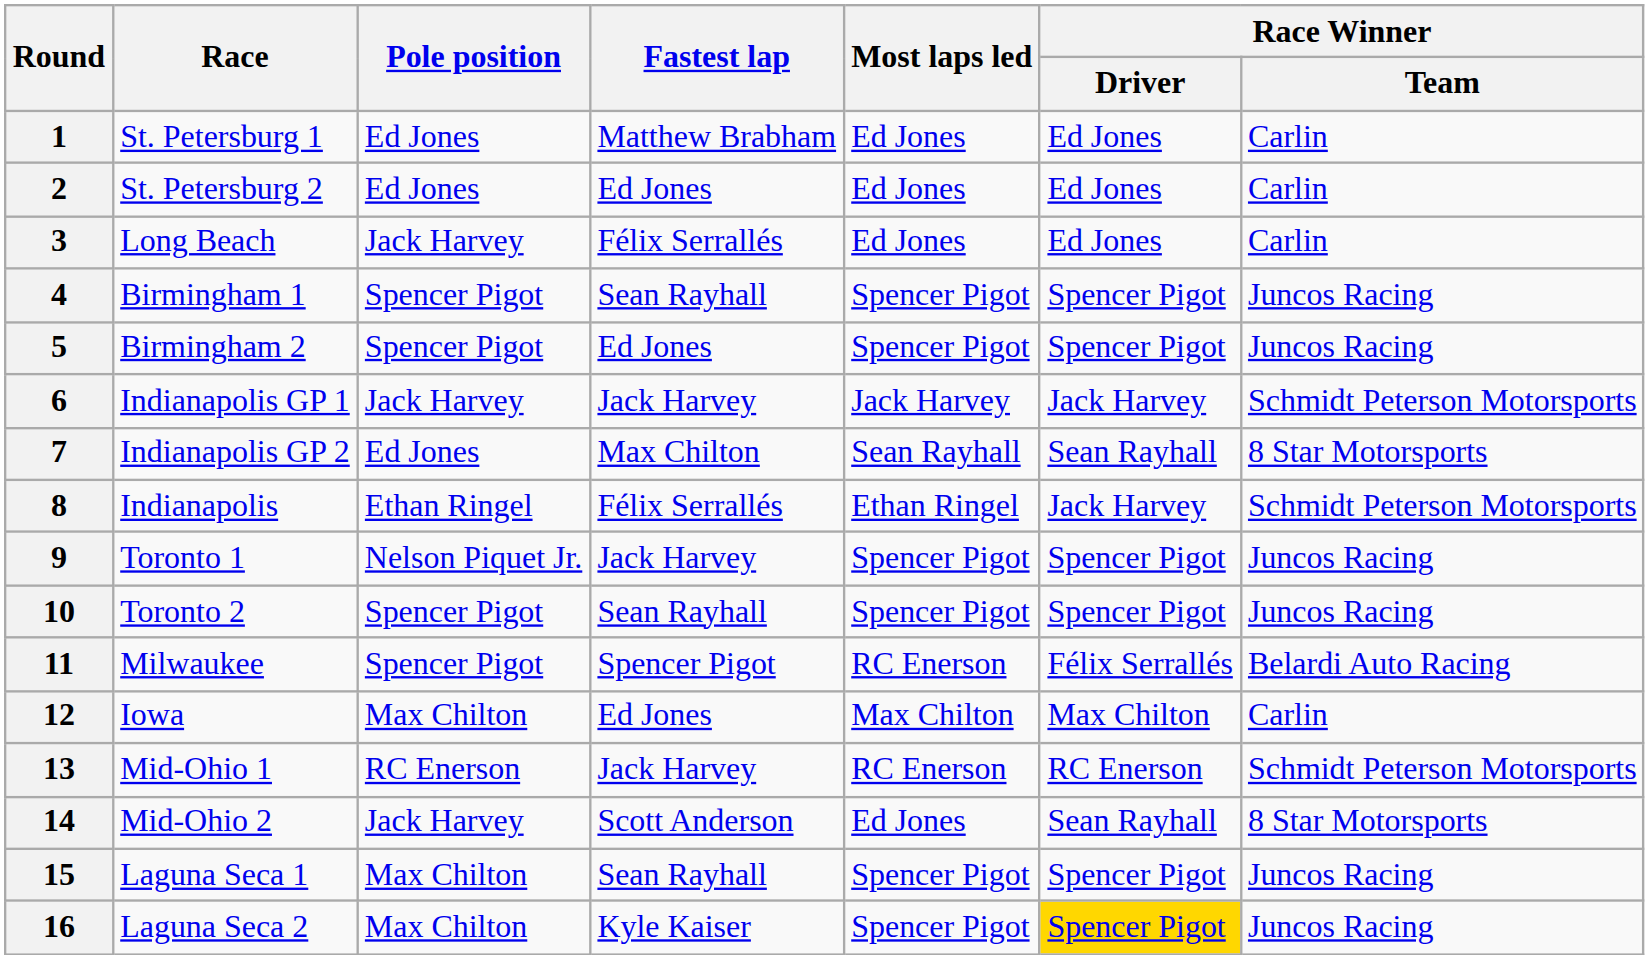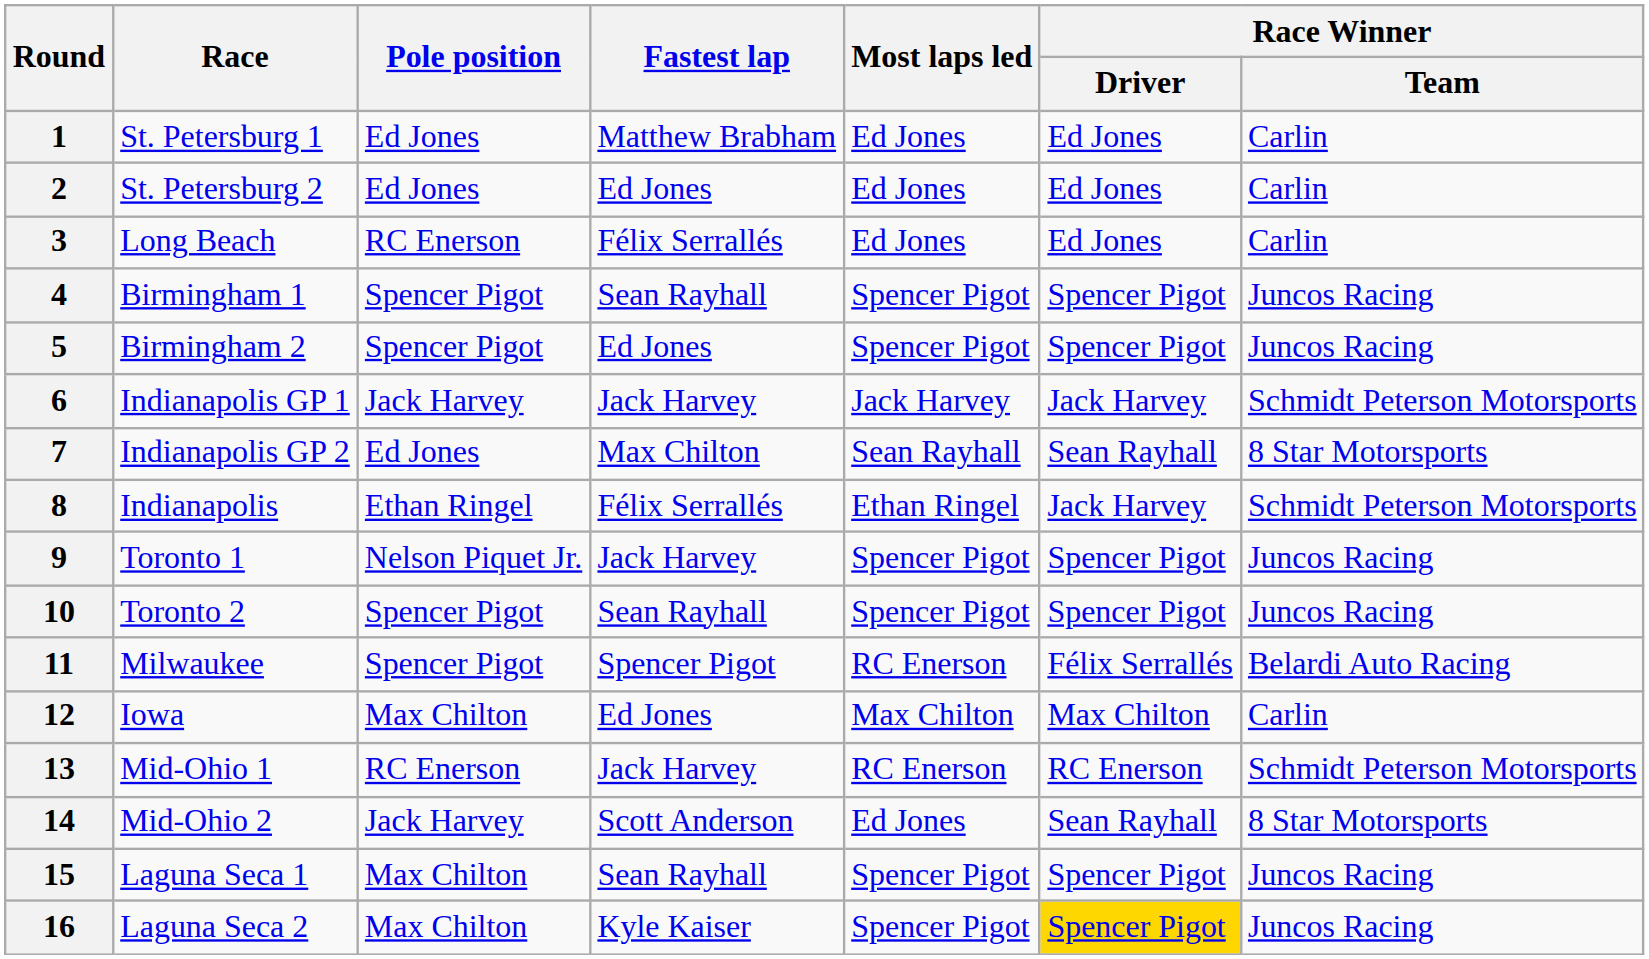(444, 241) Jack Harvey -> (443, 241) RC Enerson
